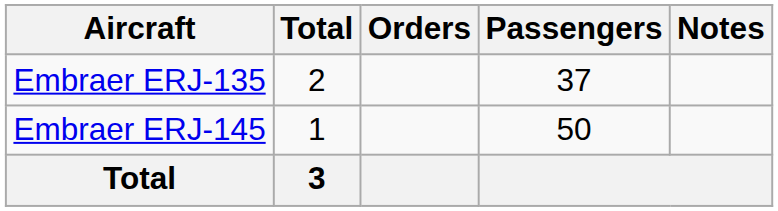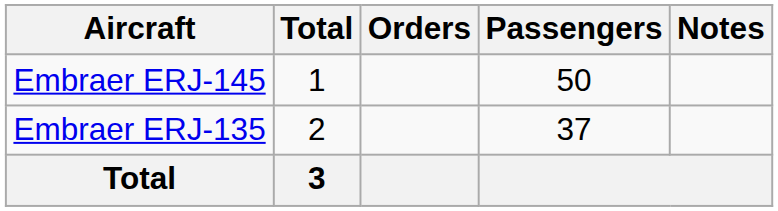rows swapped: (140, 79) <-> (140, 129)
